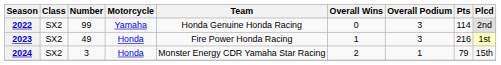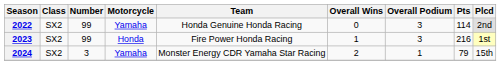(86, 39) 49 -> (86, 39) 99
(131, 53) Honda -> (131, 53) Yamaha
